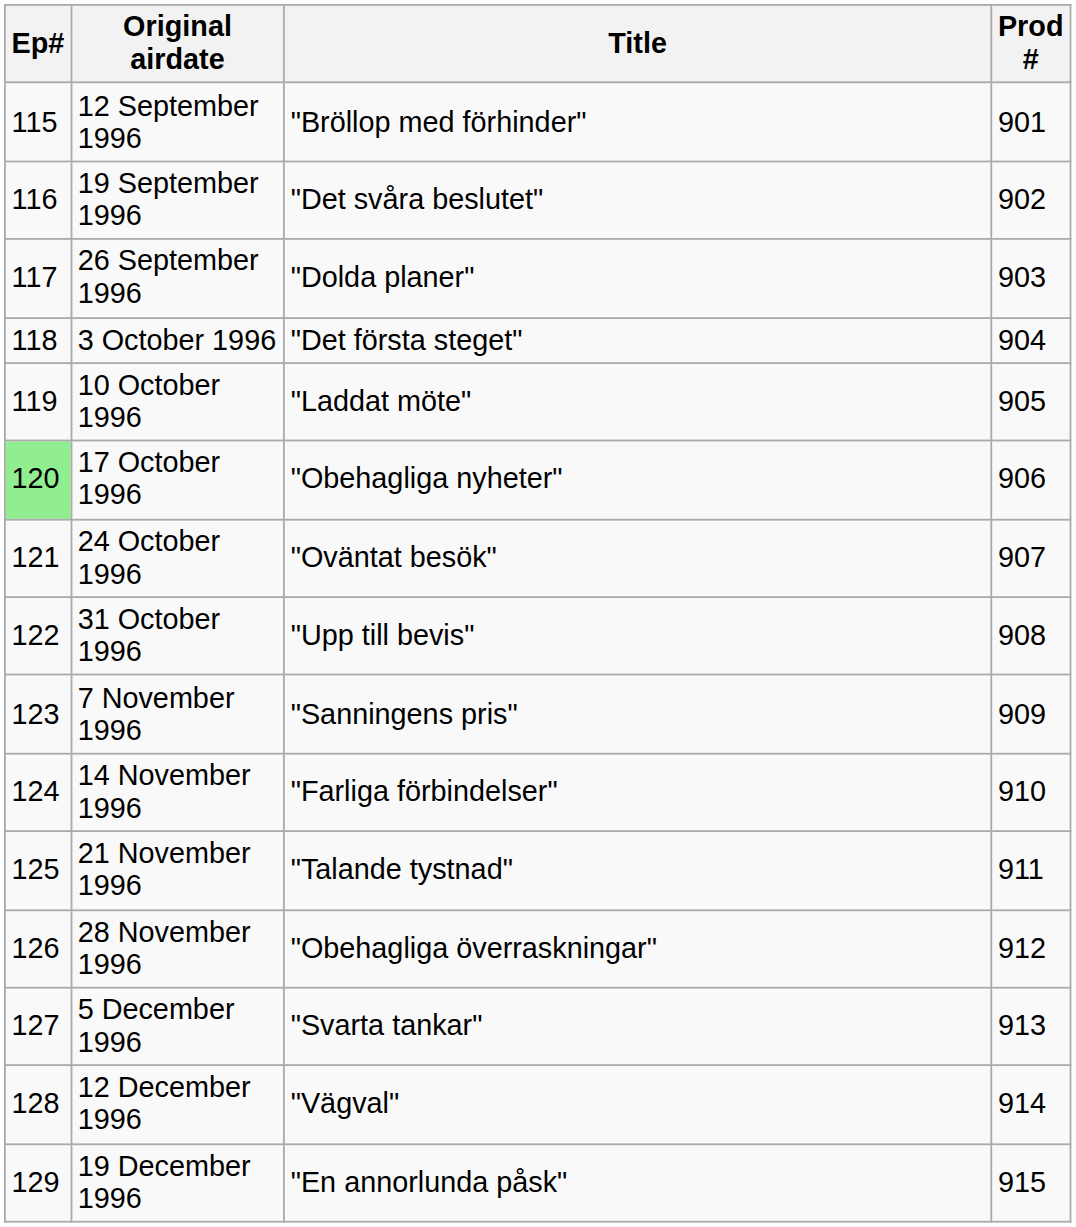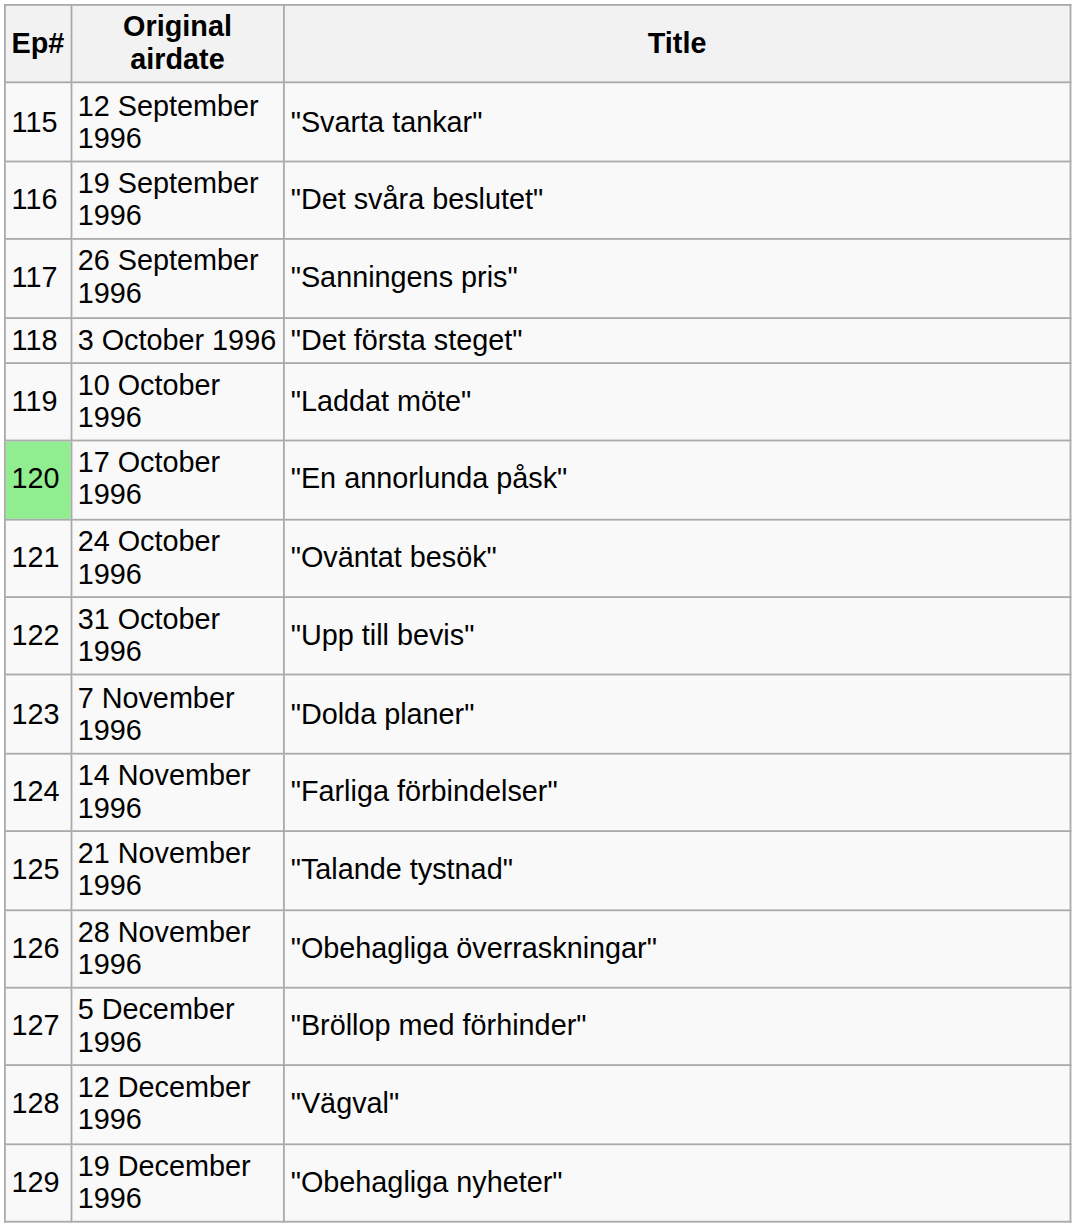- column: (1031, 43)
(439, 121) "Bröllop med förhinder" -> (387, 121) "Svarta tankar"
(383, 277) "Dolda planer" -> (404, 277) "Sanningens pris"
(427, 479) "Obehagliga nyheter" -> (429, 479) "En annorlunda påsk"
(404, 713) "Sanningens pris" -> (383, 713) "Dolda planer"
(387, 1026) "Svarta tankar" -> (439, 1026) "Bröllop med förhinder"
(429, 1182) "En annorlunda påsk" -> (427, 1182) "Obehagliga nyheter"
